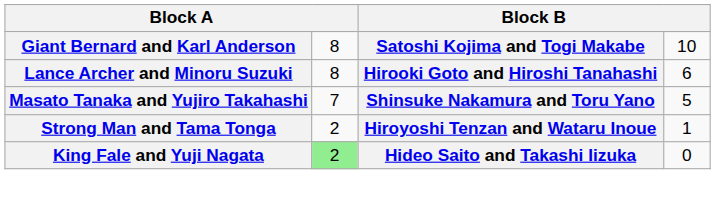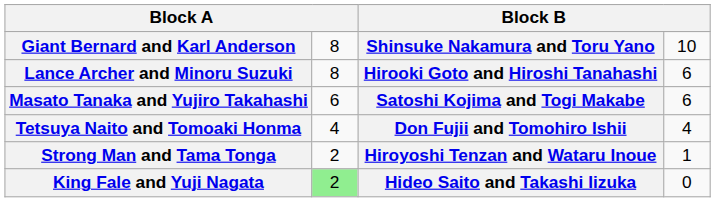(511, 45) Satoshi Kojima and Togi Makabe -> (511, 45) Shinsuke Nakamura and Toru Yano
(335, 100) 7 -> (335, 100) 6
(511, 100) Shinsuke Nakamura and Toru Yano -> (511, 100) Satoshi Kojima and Togi Makabe
(687, 100) 5 -> (687, 100) 6
+ row: (158, 127)
